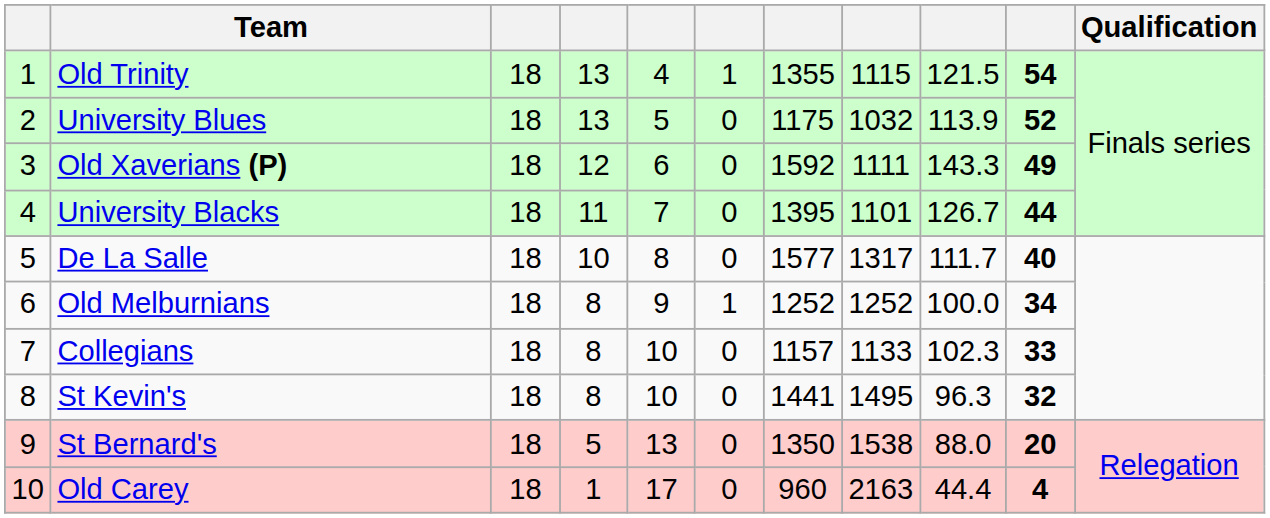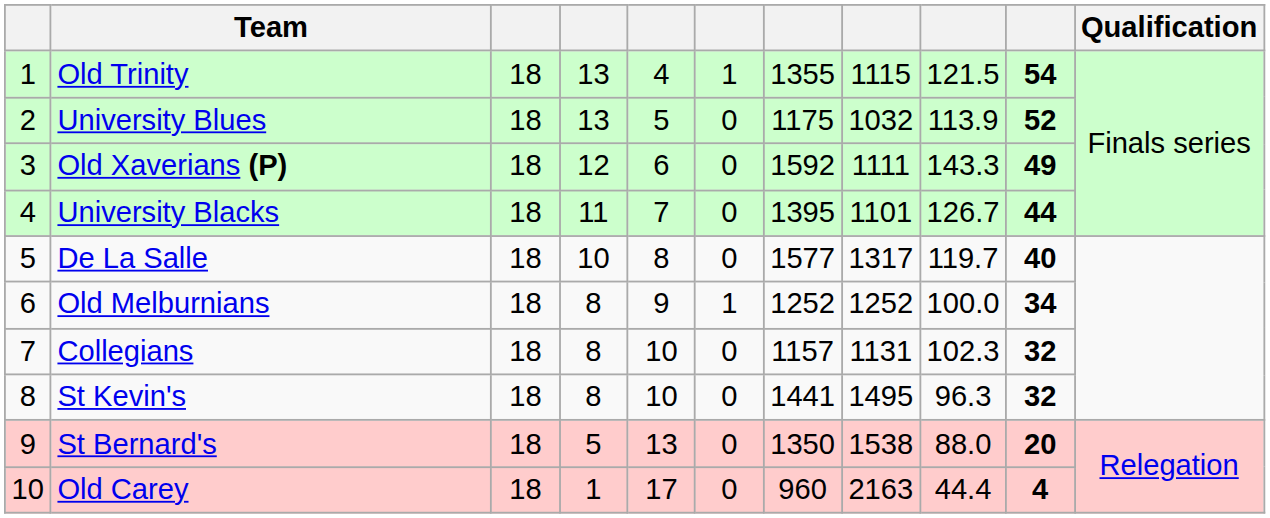(963, 258) 111.7 -> (963, 258) 119.7
(881, 350) 1133 -> (881, 350) 1131
(1040, 350) 33 -> (1040, 350) 32
